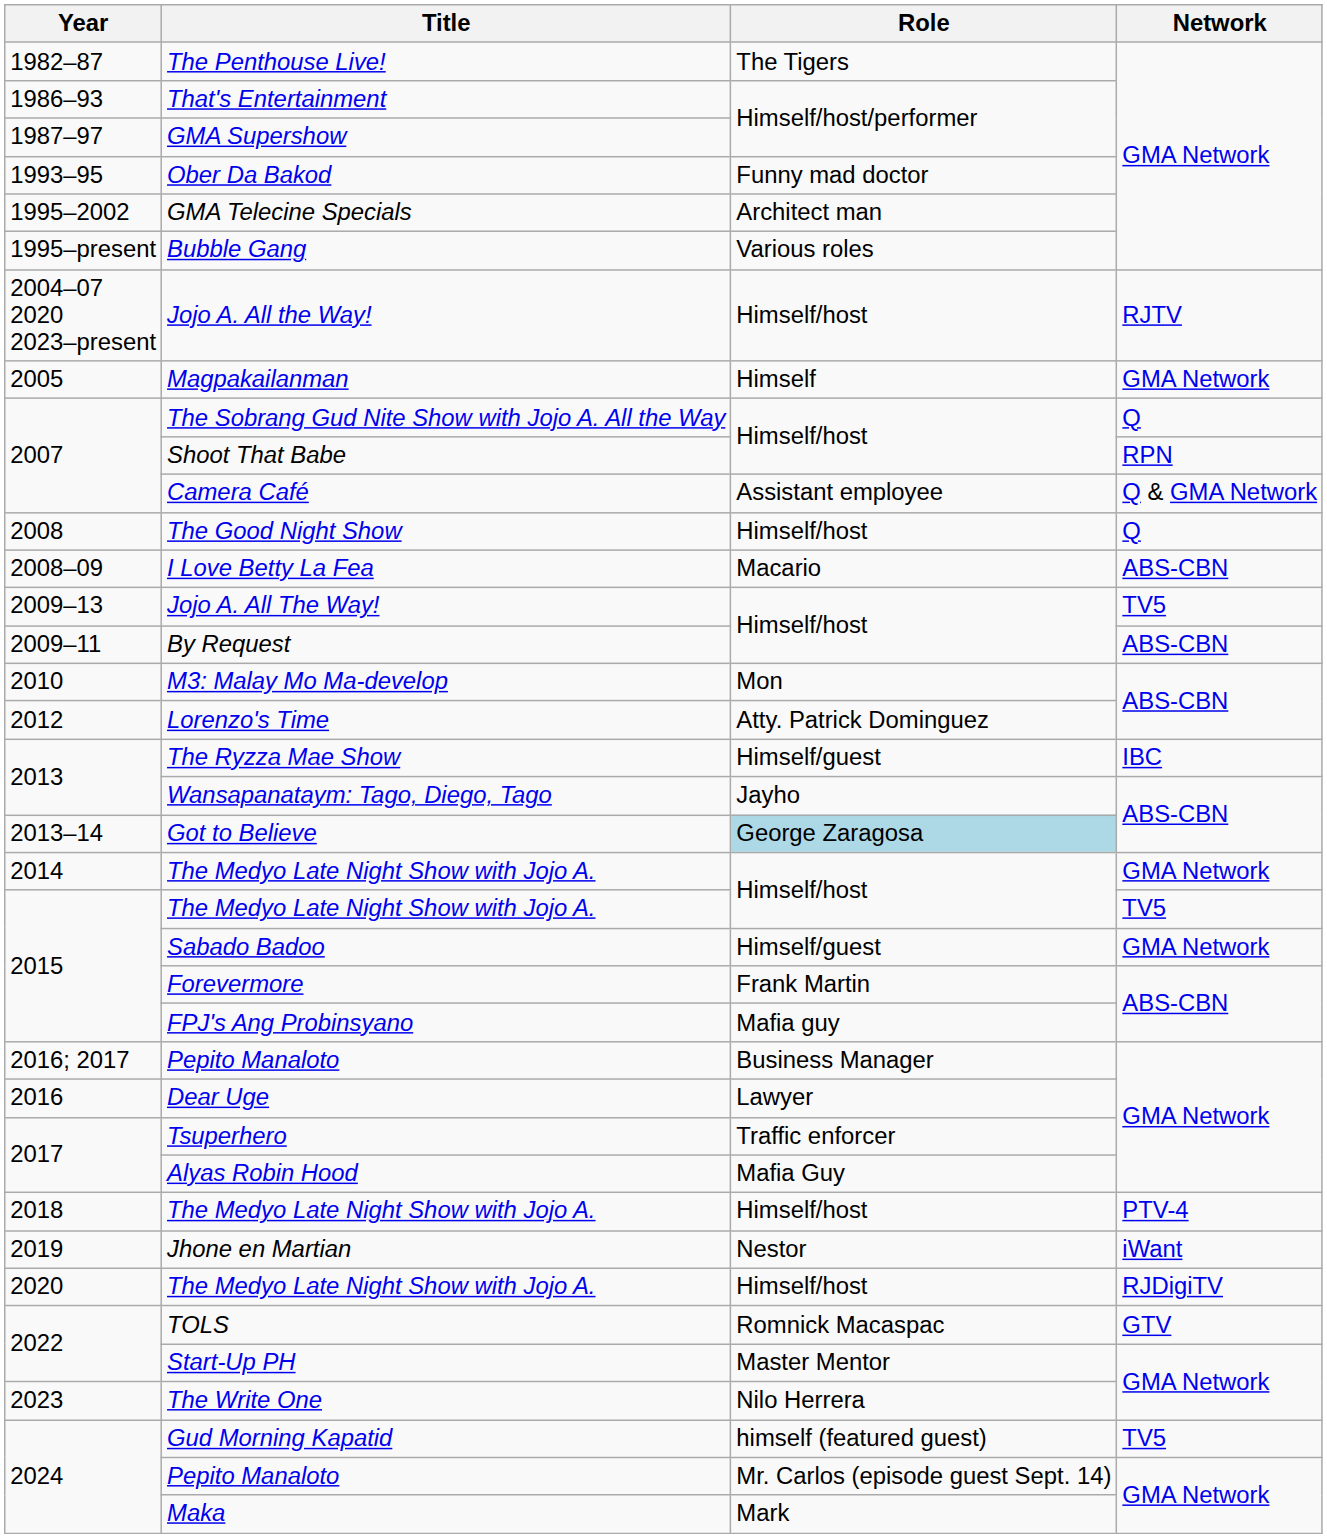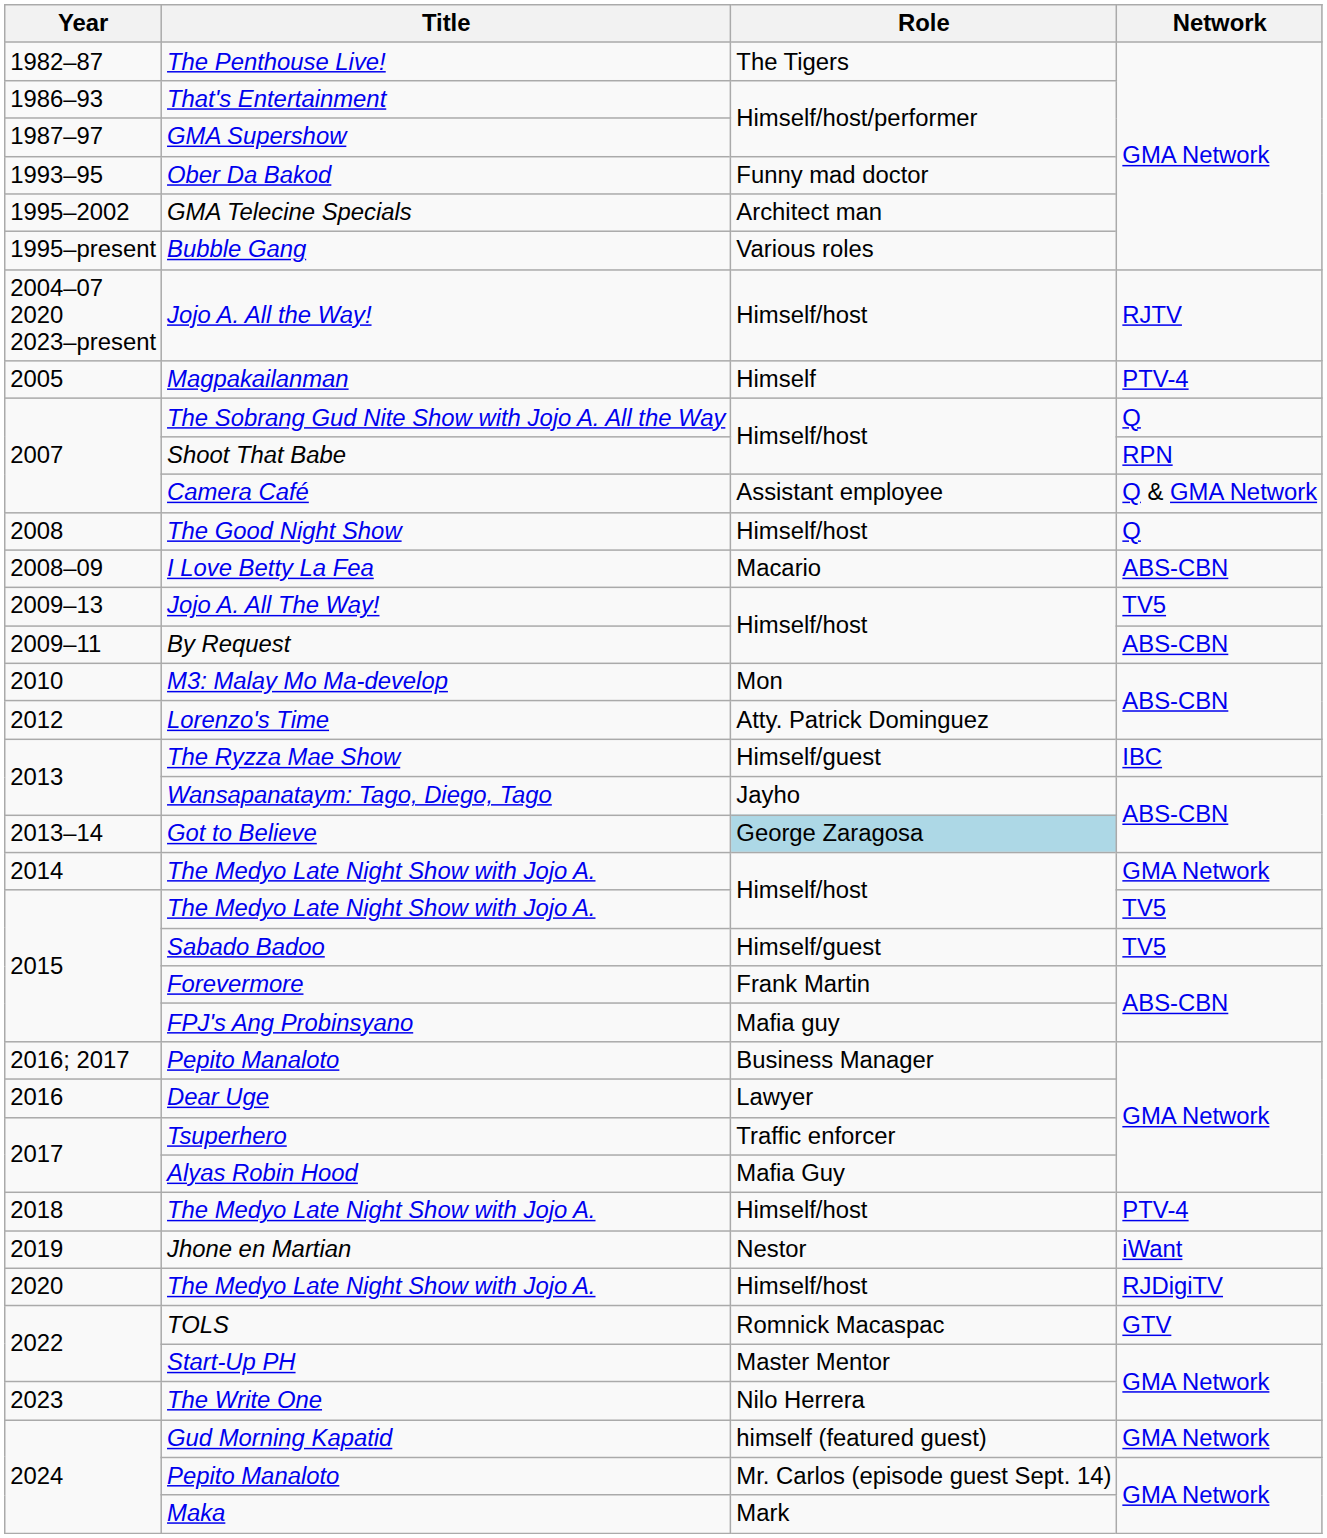(1196, 379) GMA Network -> (1155, 379) PTV-4
(1196, 946) GMA Network -> (1144, 946) TV5
(1144, 1438) TV5 -> (1196, 1438) GMA Network
